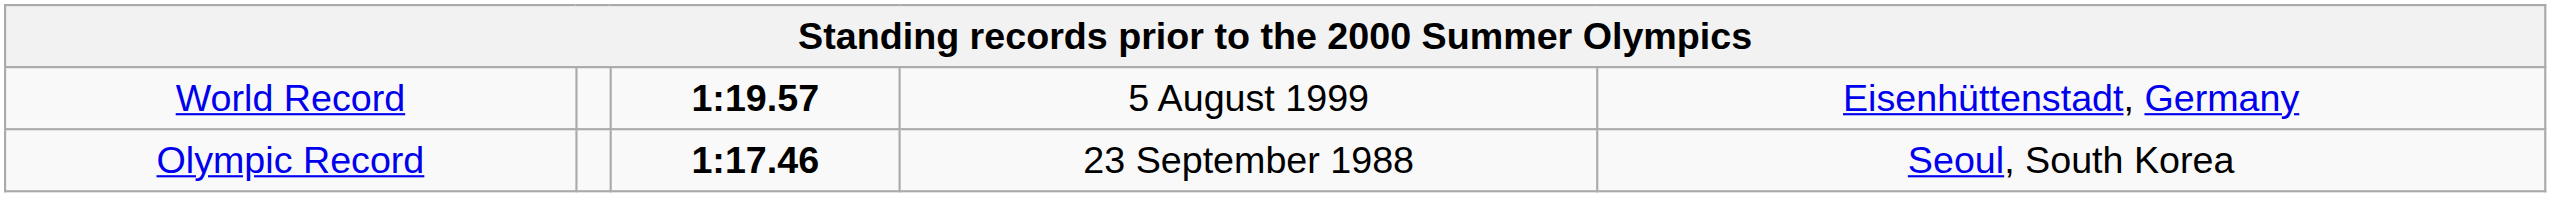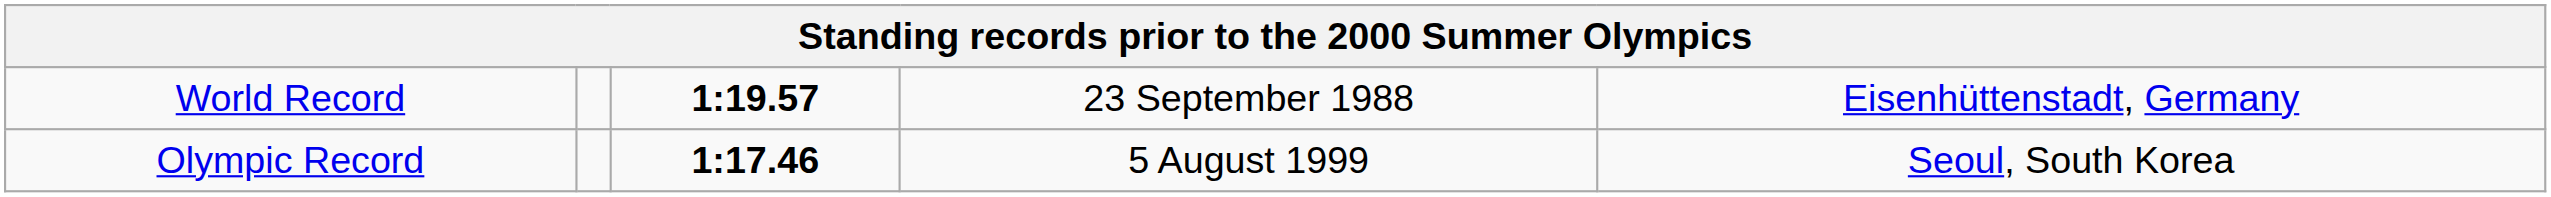(1249, 97) 5 August 1999 -> (1249, 97) 23 September 1988
(1249, 159) 23 September 1988 -> (1249, 159) 5 August 1999
